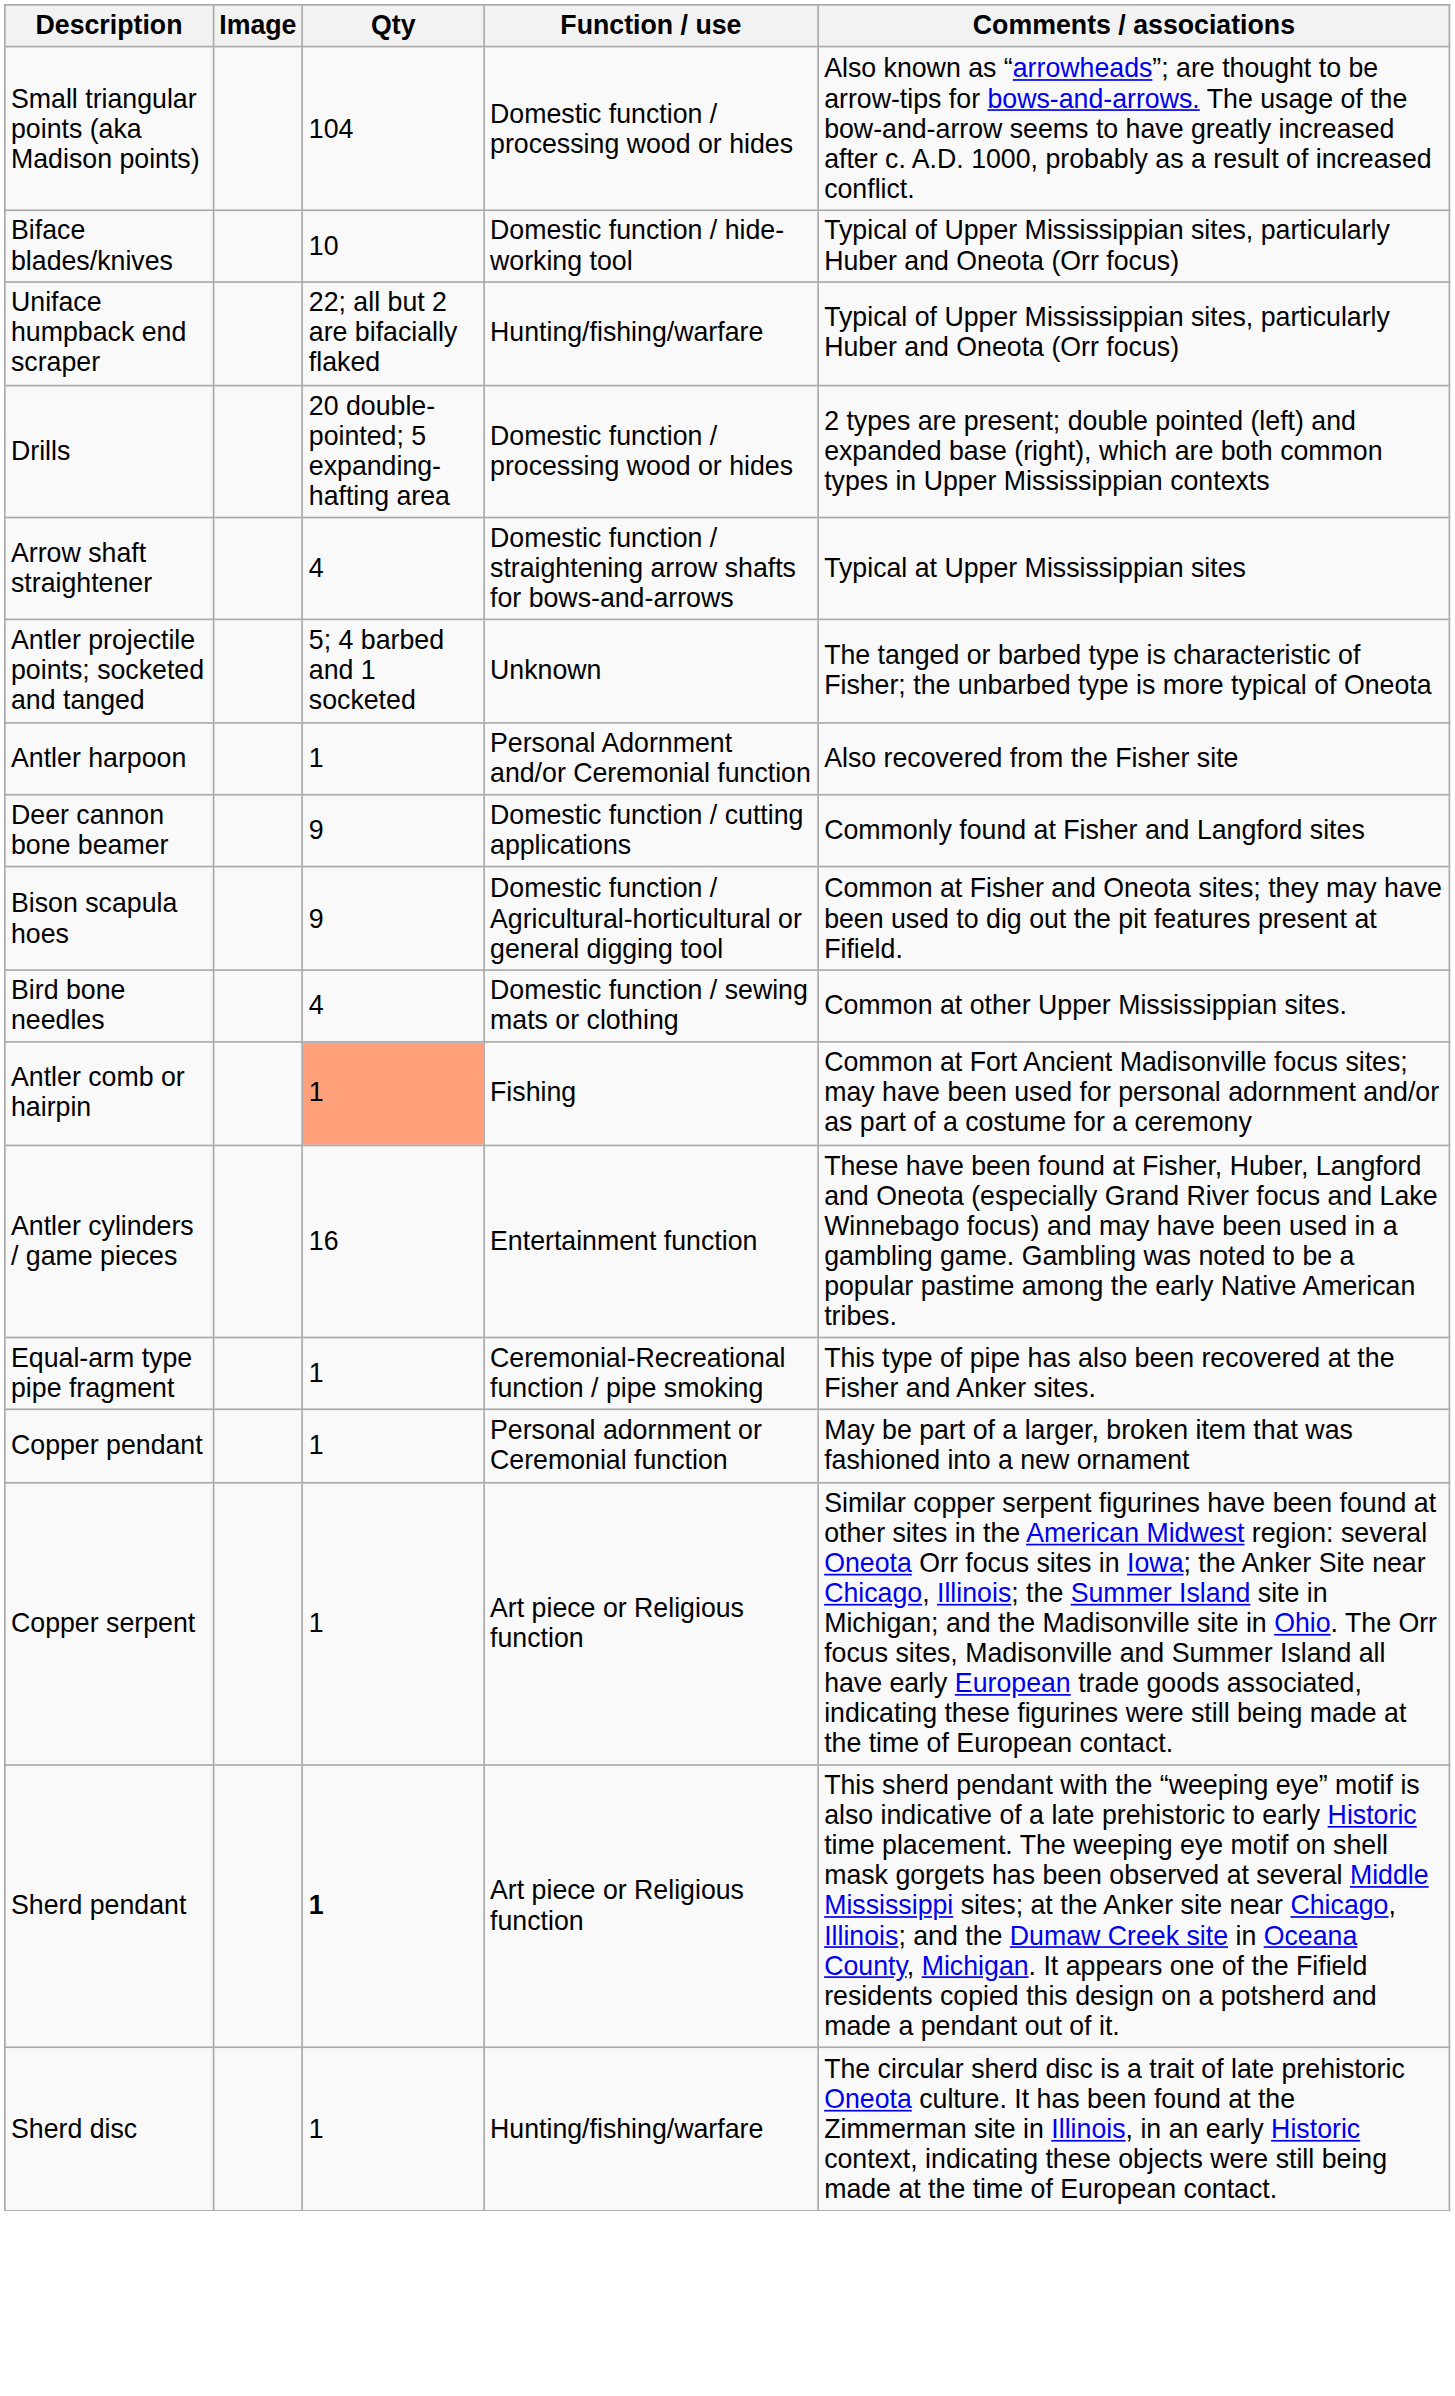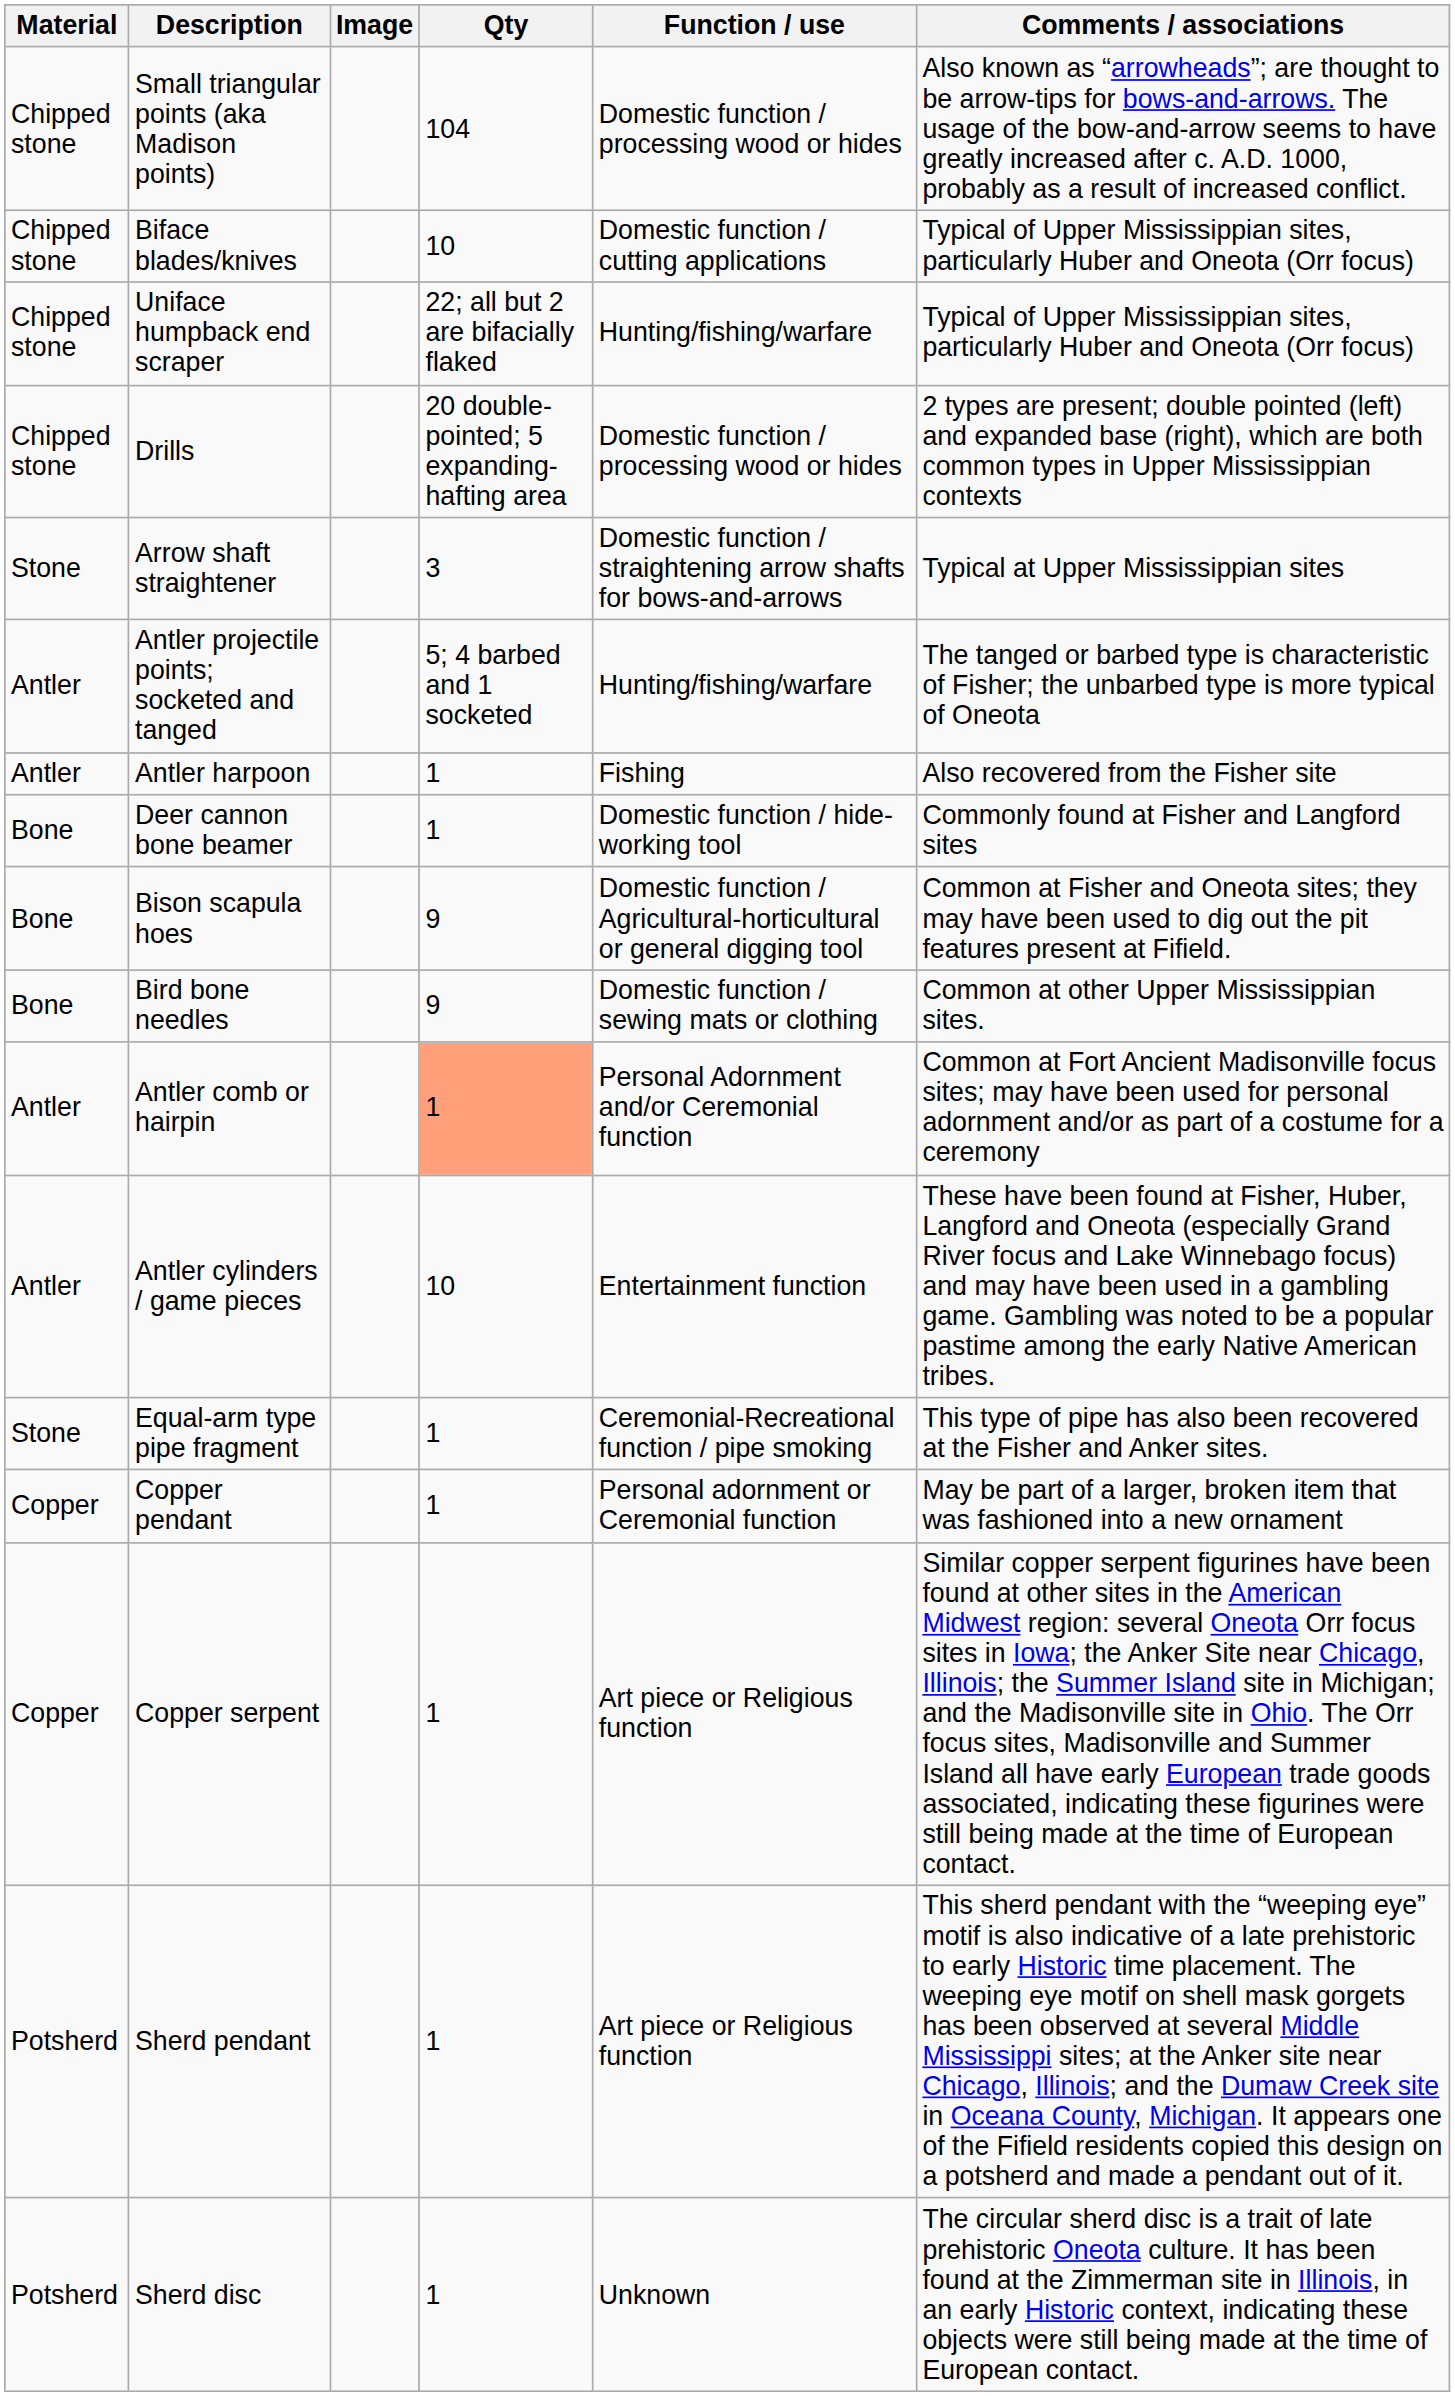+ column: (67, 25)
(637, 245) Domestic function / hide-working tool -> (712, 245) Domestic function / cutting applications
(316, 568) 4 -> (433, 568) 3
(546, 670) Unknown -> (735, 685) Hunting/fishing/warfare
(650, 758) Personal Adornment and/or Ceremonial function -> (642, 773) Fishing
(316, 830) 9 -> (433, 830) 1
(647, 830) Domestic function / cutting applications -> (746, 830) Domestic function / hide-working tool
(316, 1005) 4 -> (433, 1005) 9
(533, 1093) Fishing -> (720, 1108) Personal Adornment and/or Ceremonial function
(324, 1240) 16 -> (440, 1285) 10
(316, 1906) bold -> (433, 2041) normal
(627, 2128) Hunting/fishing/warfare -> (654, 2294) Unknown
